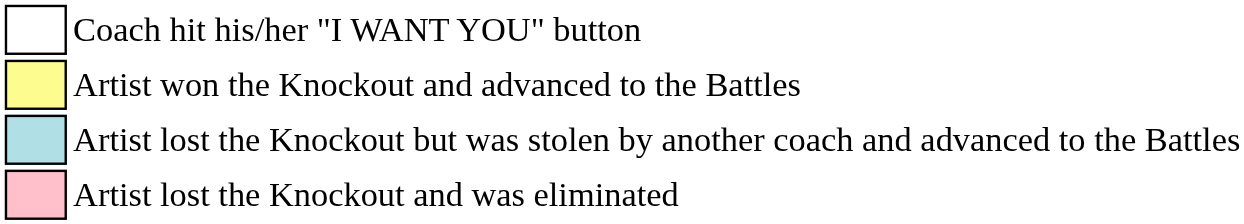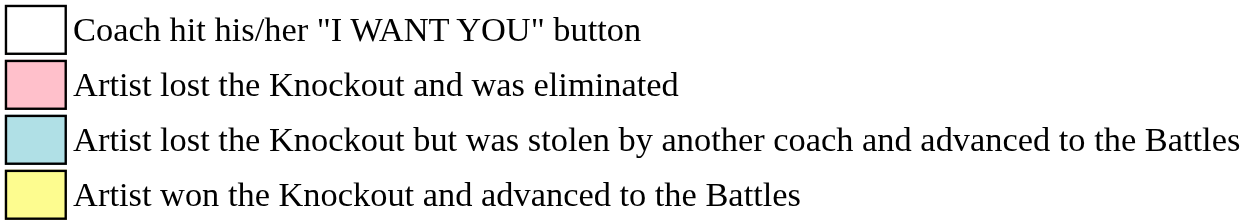rows swapped: (437, 84) <-> (376, 194)
